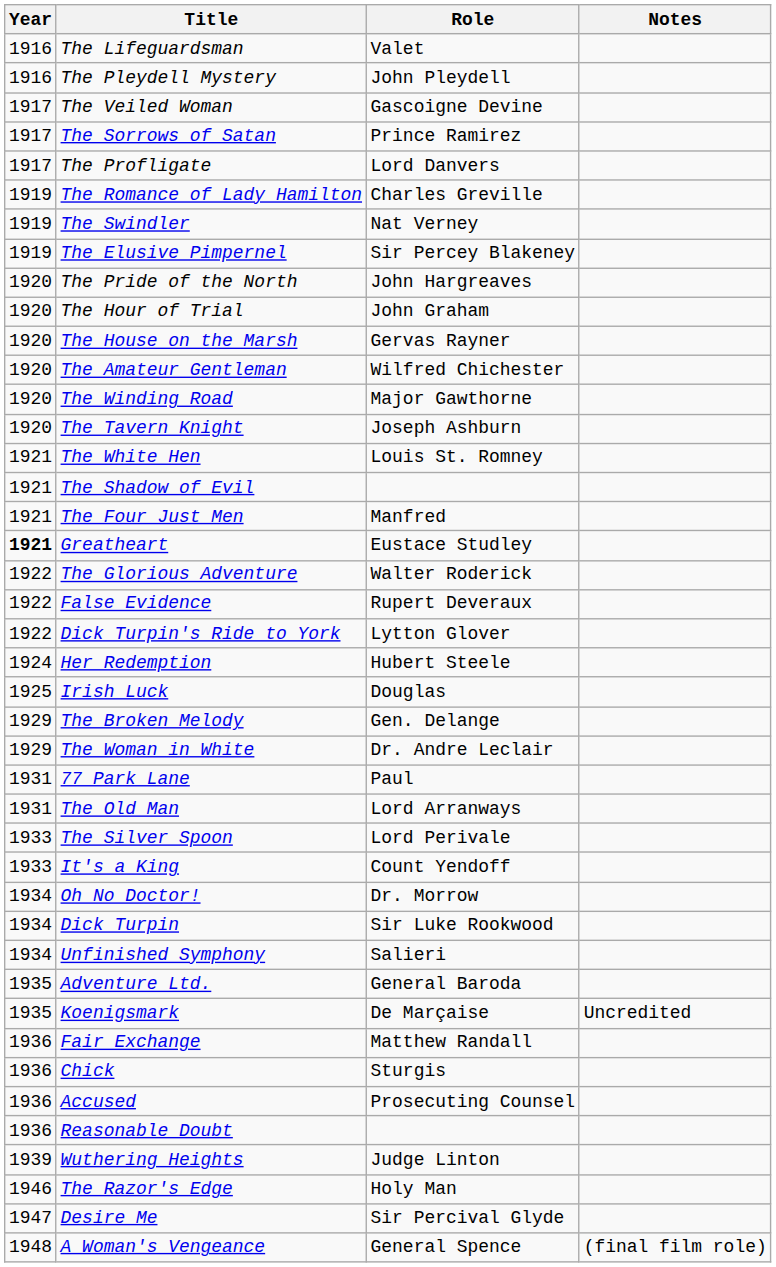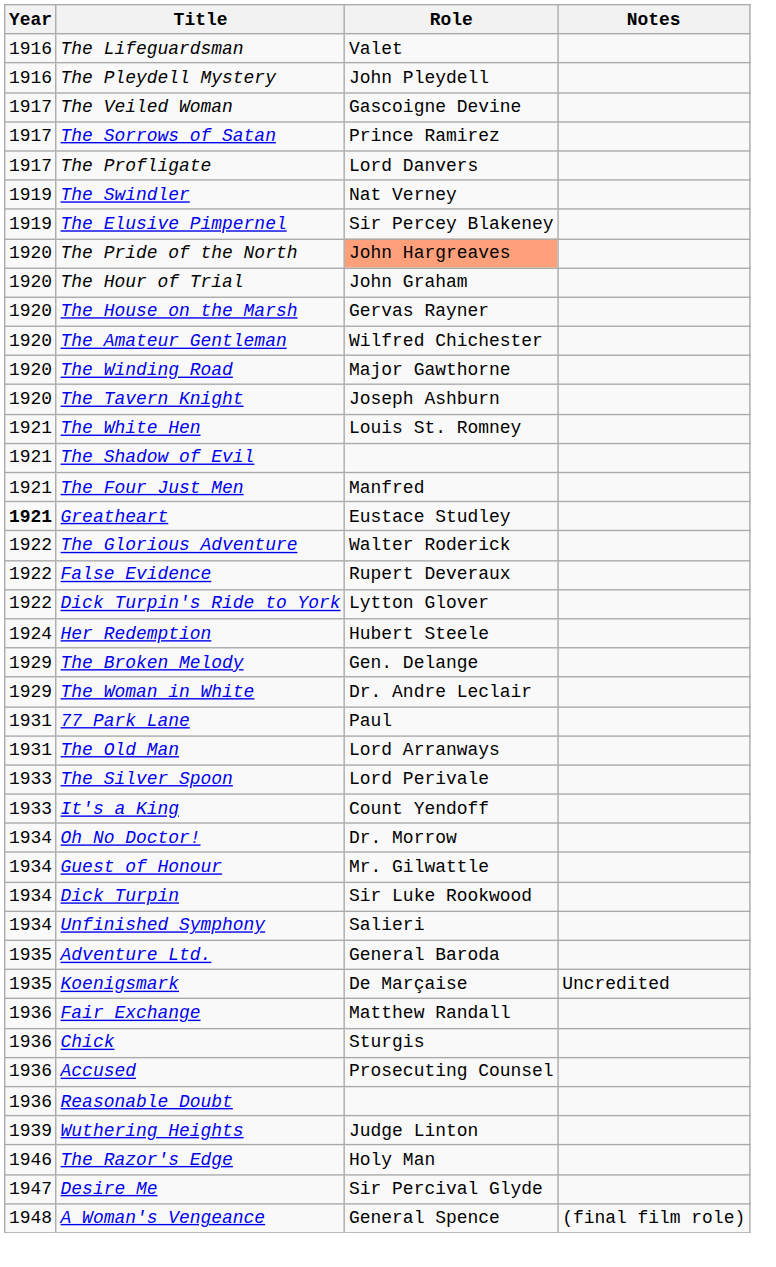- row: (211, 195)
(451, 282) no background -> (430, 253) lightsalmon background
- row: (114, 692)
+ row: (141, 867)
